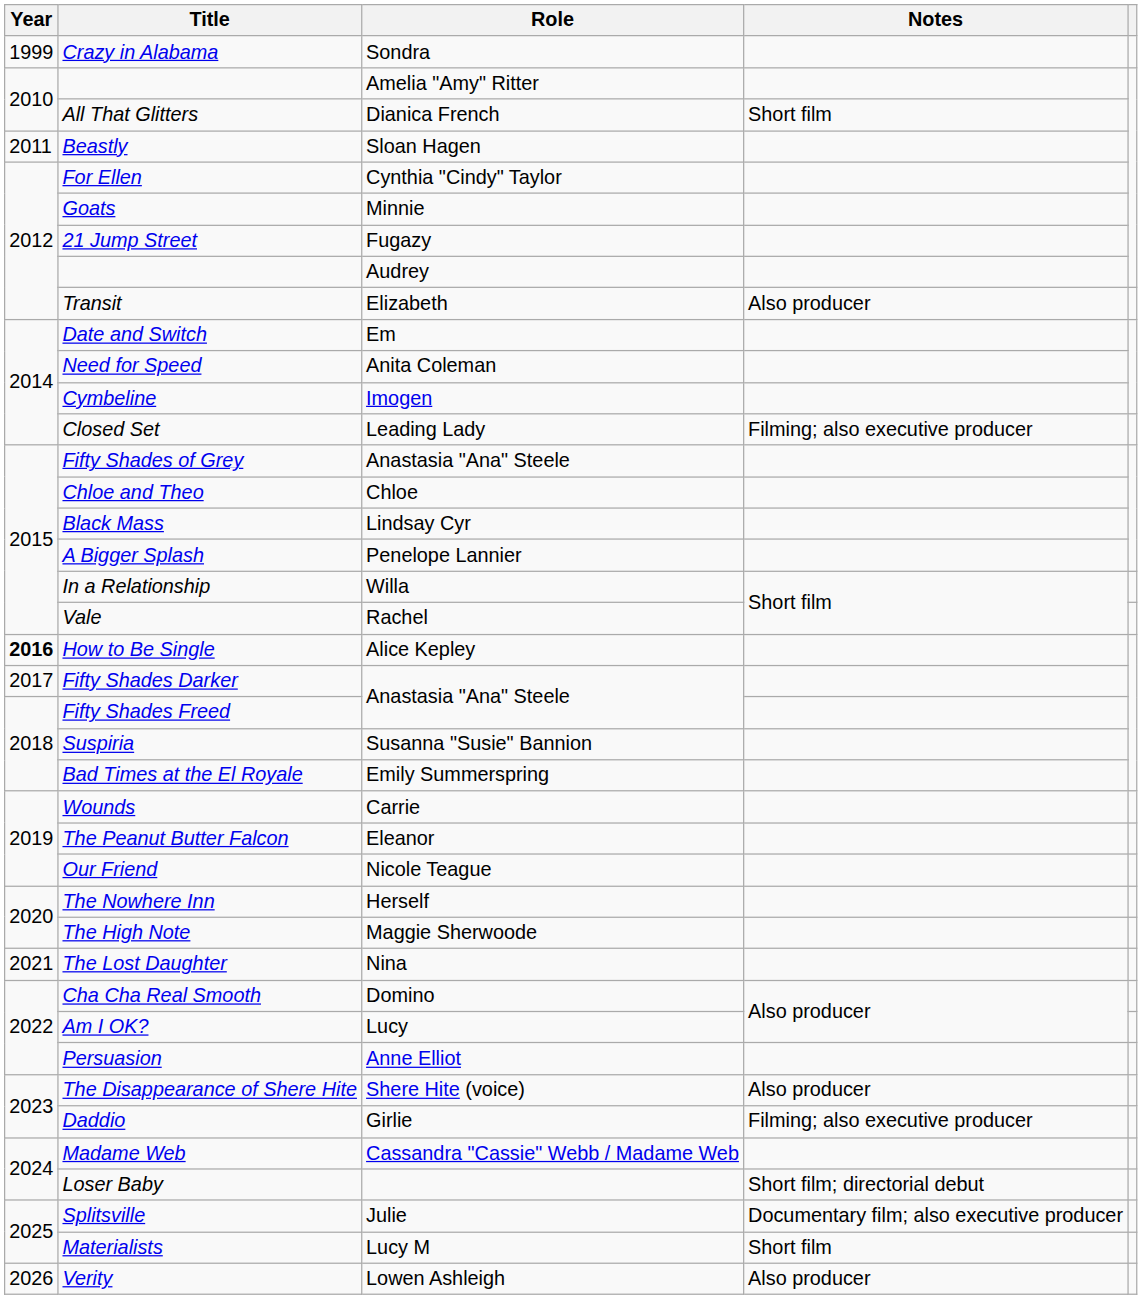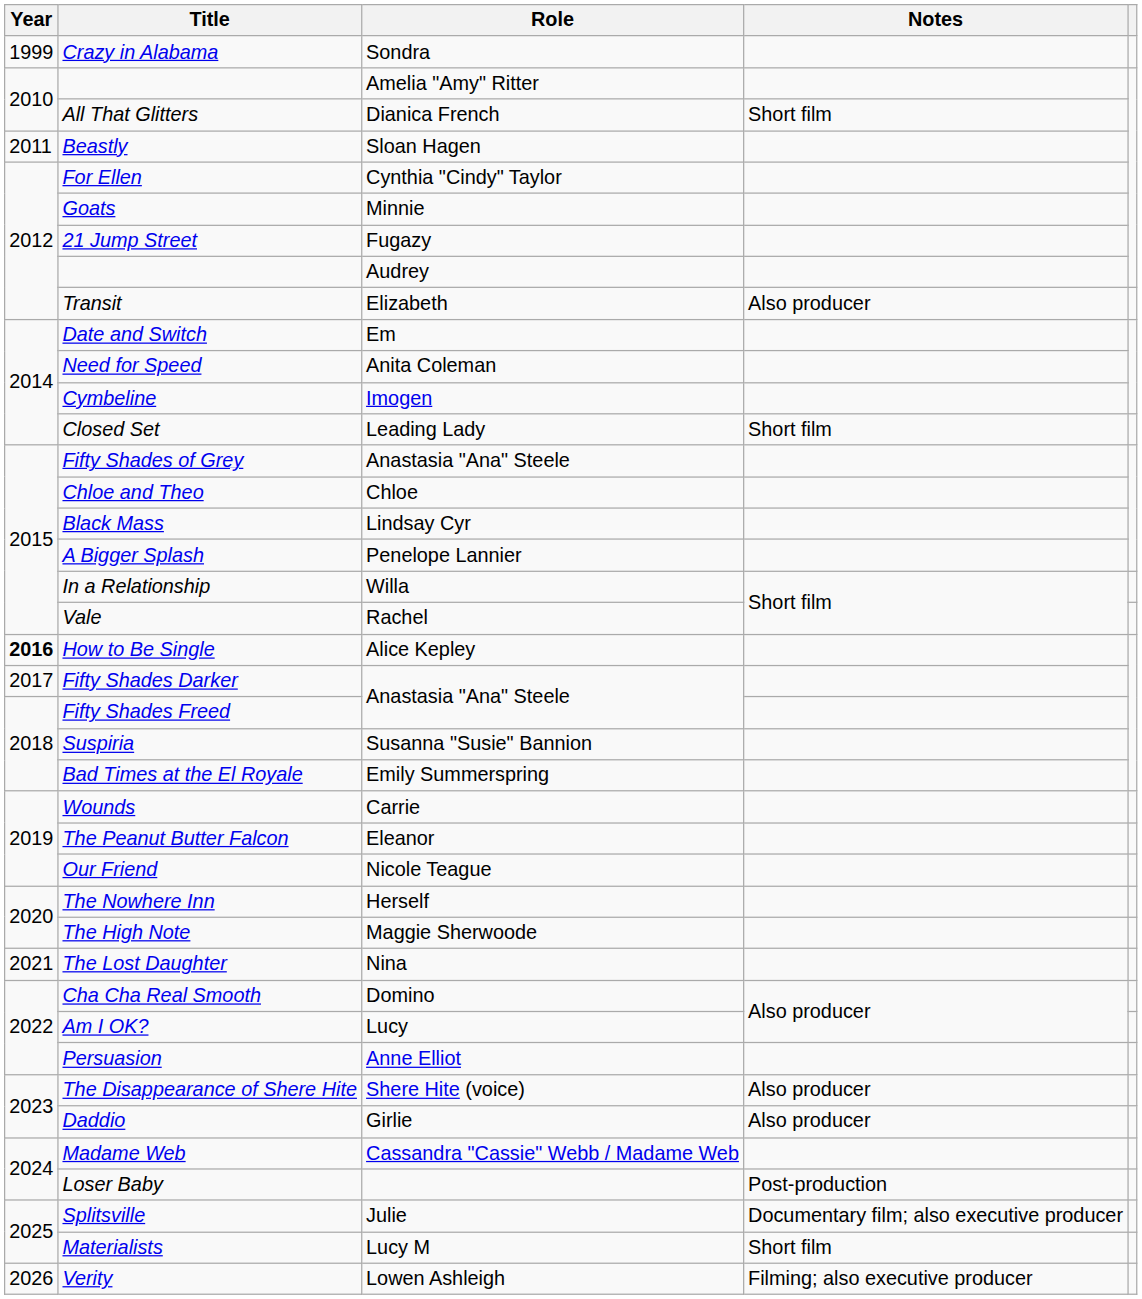(890, 429) Filming; also executive producer -> (790, 429) Short film
(890, 1121) Filming; also executive producer -> (809, 1121) Also producer
(866, 1184) Short film; directorial debut -> (818, 1184) Post-production
(809, 1278) Also producer -> (890, 1278) Filming; also executive producer
